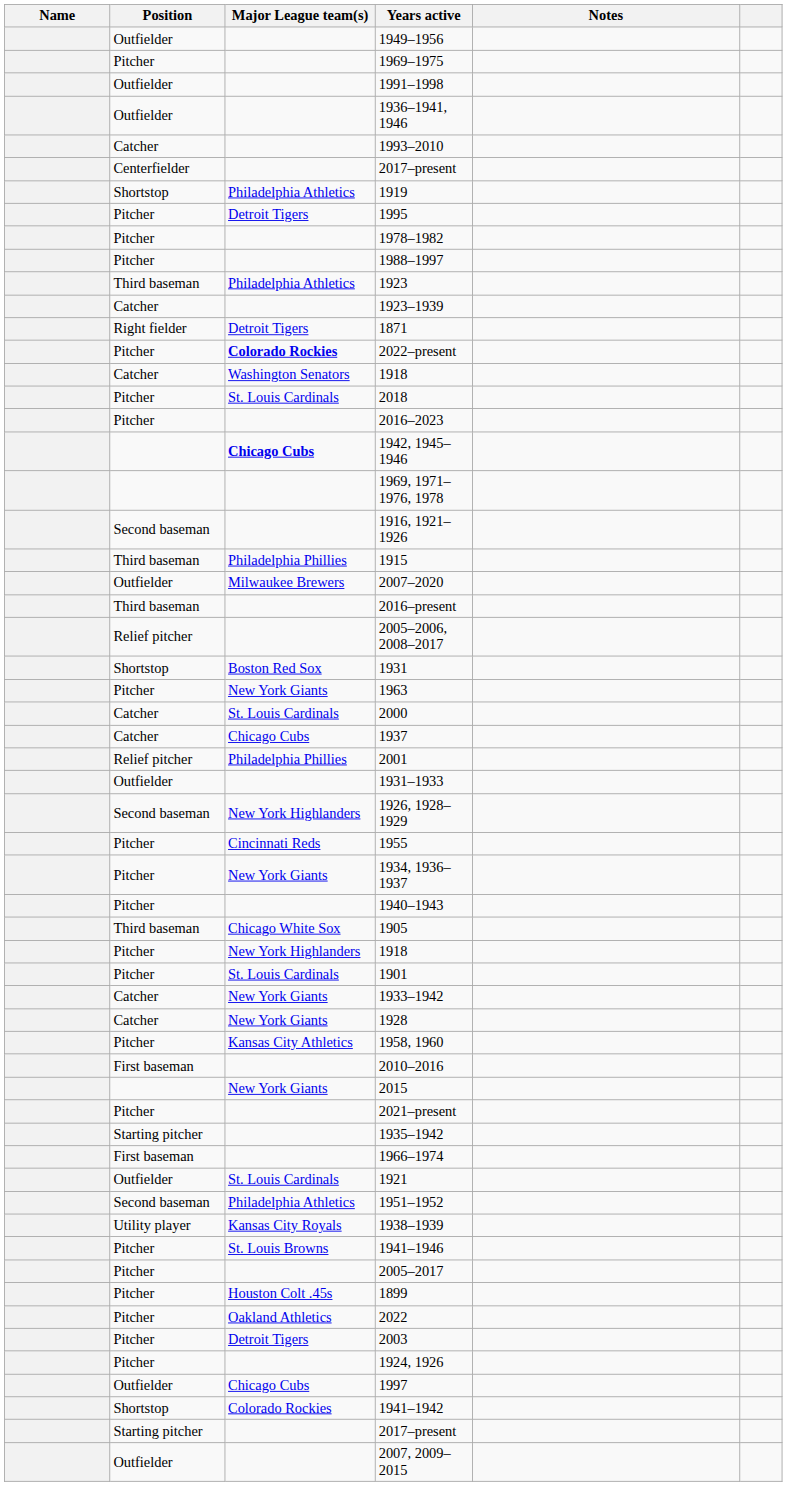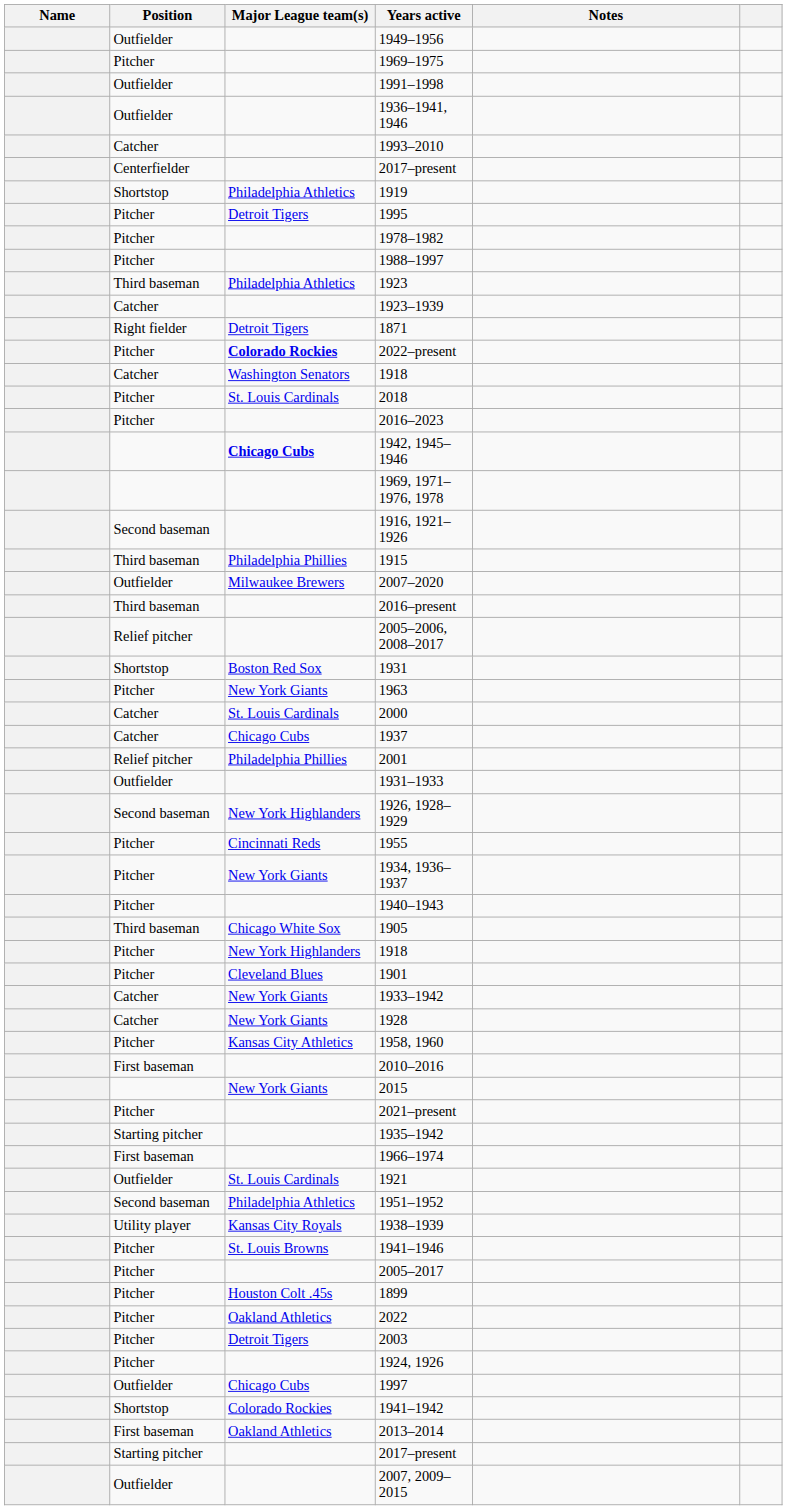(283, 974) St. Louis Cardinals -> (275, 974) Cleveland Blues
+ row: (154, 1431)
